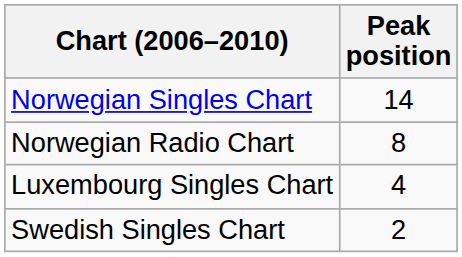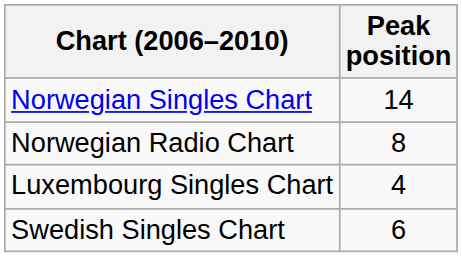(399, 229) 2 -> (399, 229) 6
